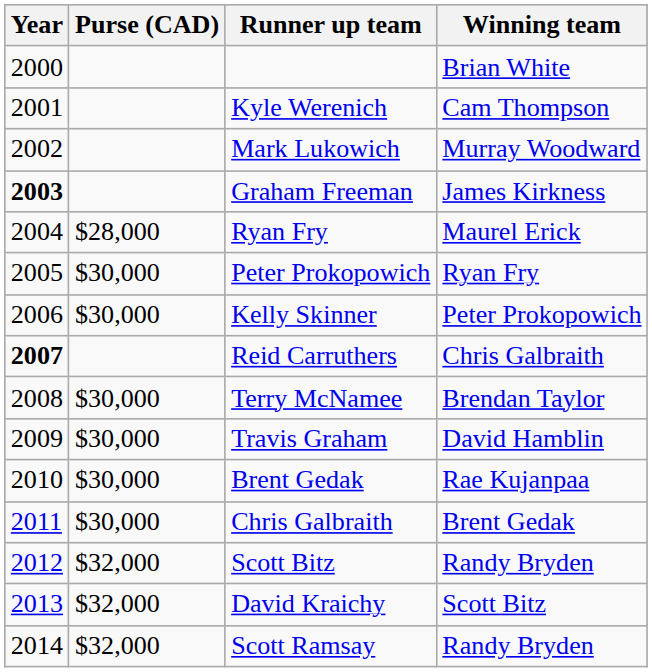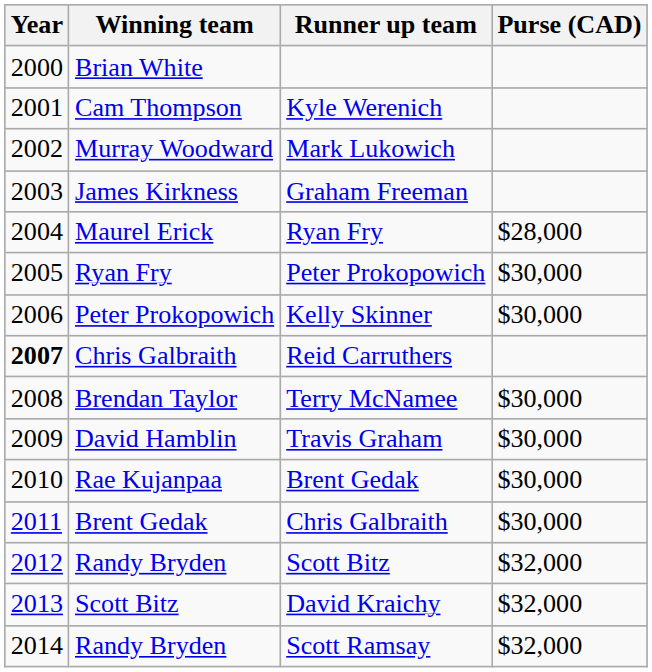columns swapped: (542, 25) <-> (147, 25)
(37, 190) bold -> (37, 190) normal
